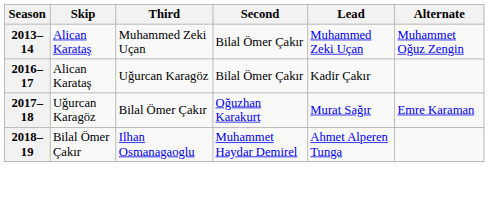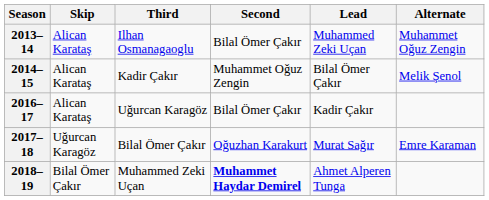(163, 41) Muhammed Zeki Uçan -> (156, 41) Ilhan Osmanagaoglu
+ row: (27, 75)
(157, 144) Ilhan Osmanagaoglu -> (161, 178) Muhammed Zeki Uçan
(256, 144) normal -> (257, 178) bold
